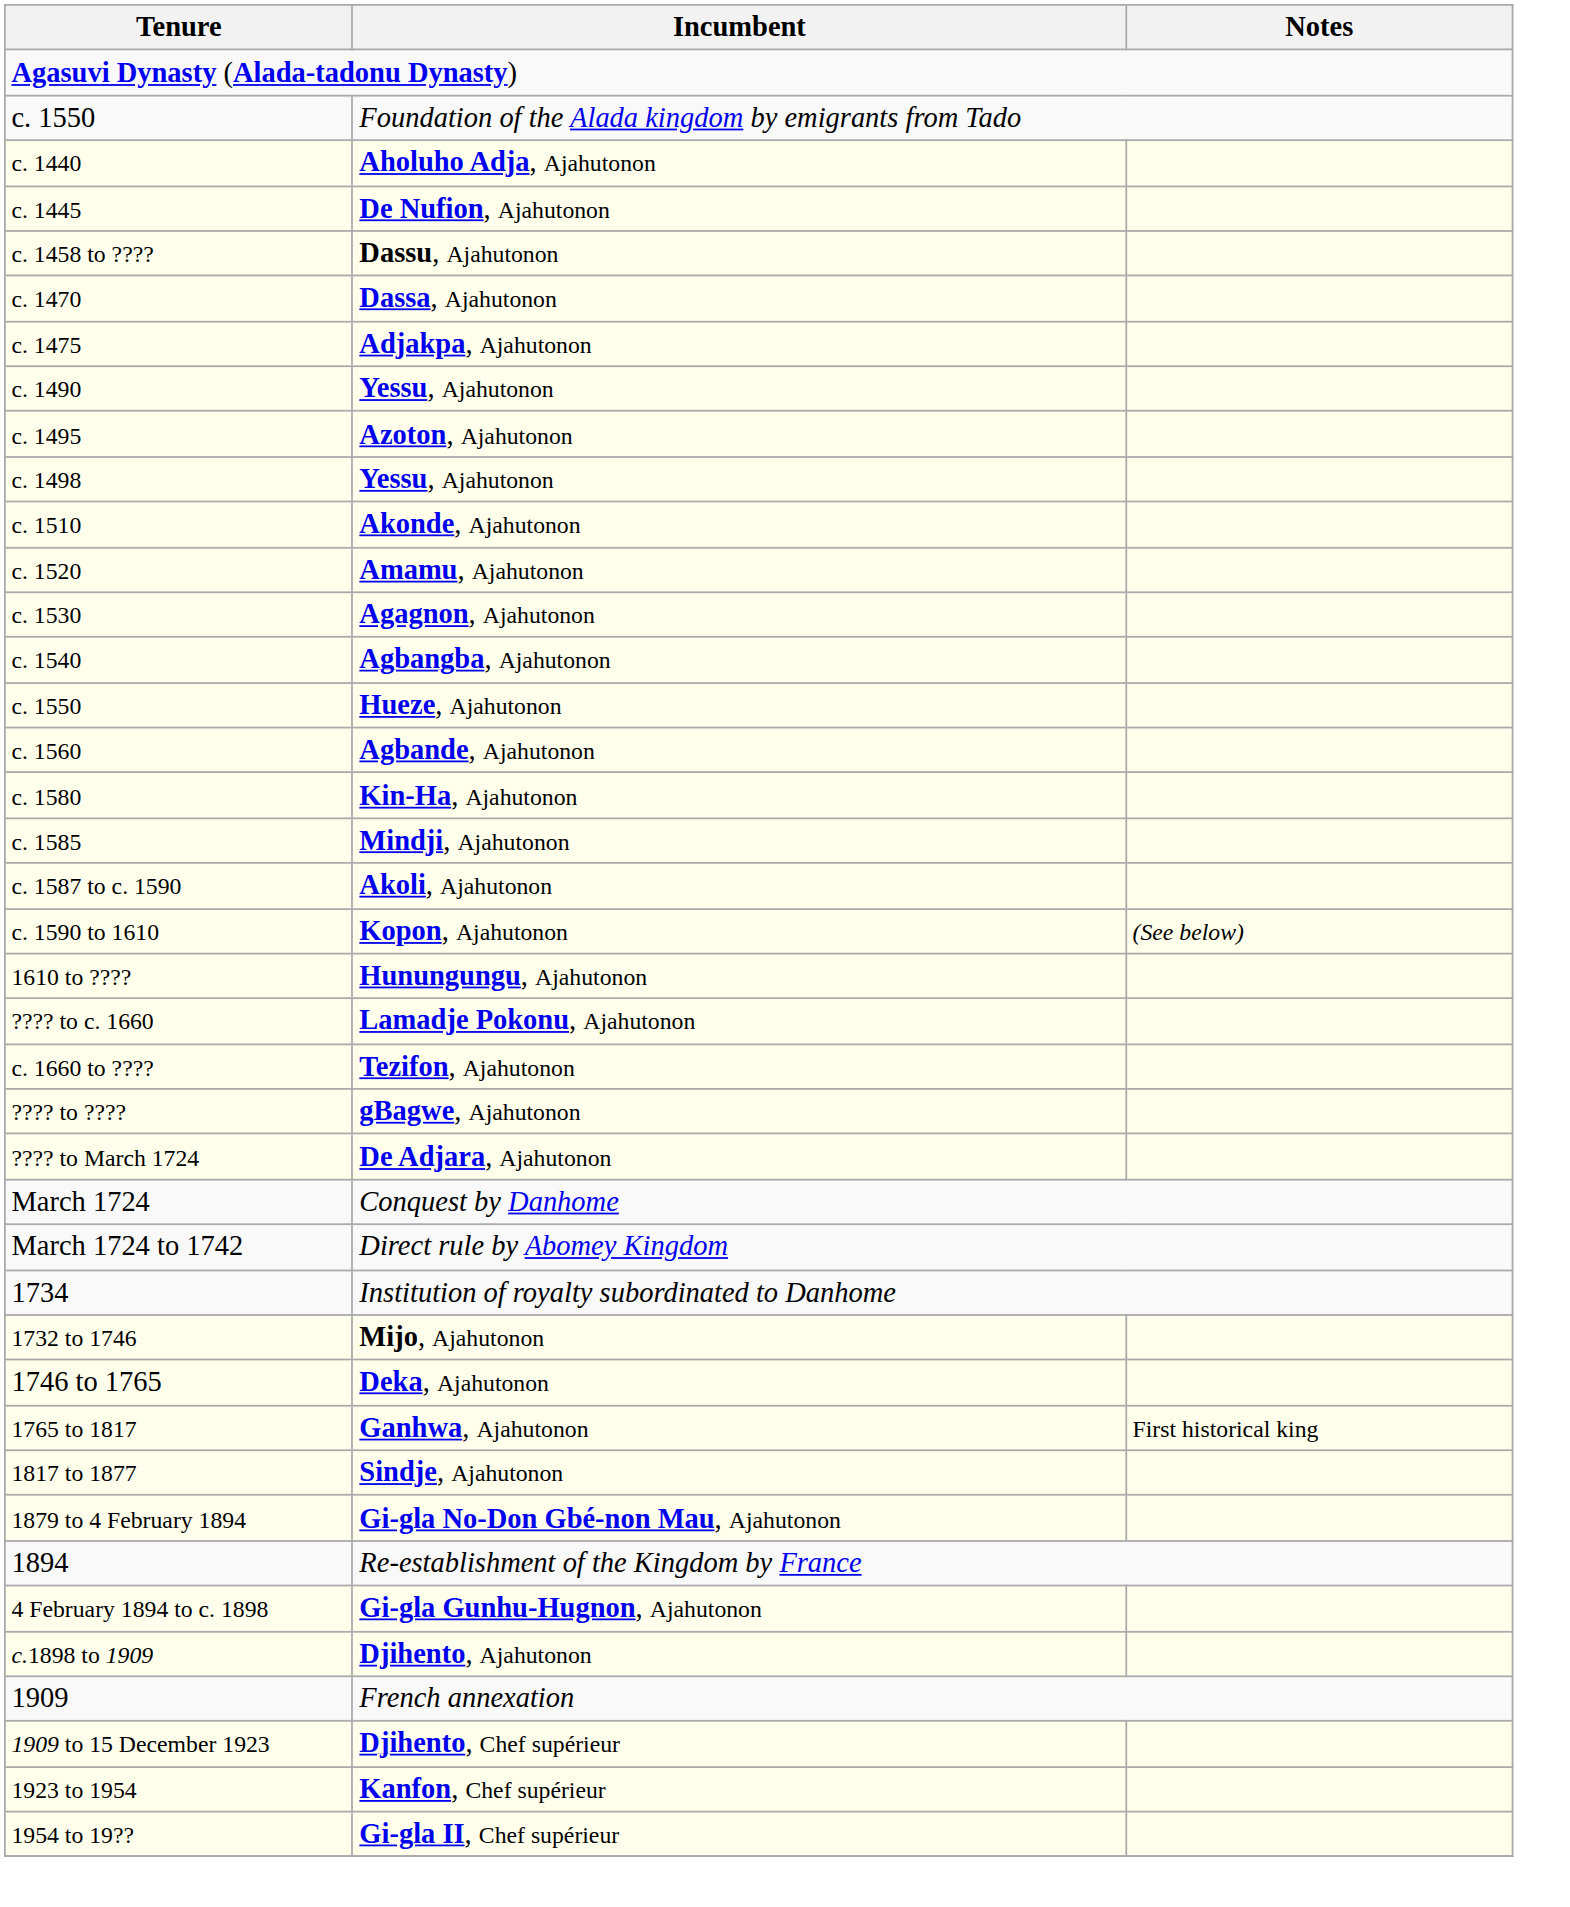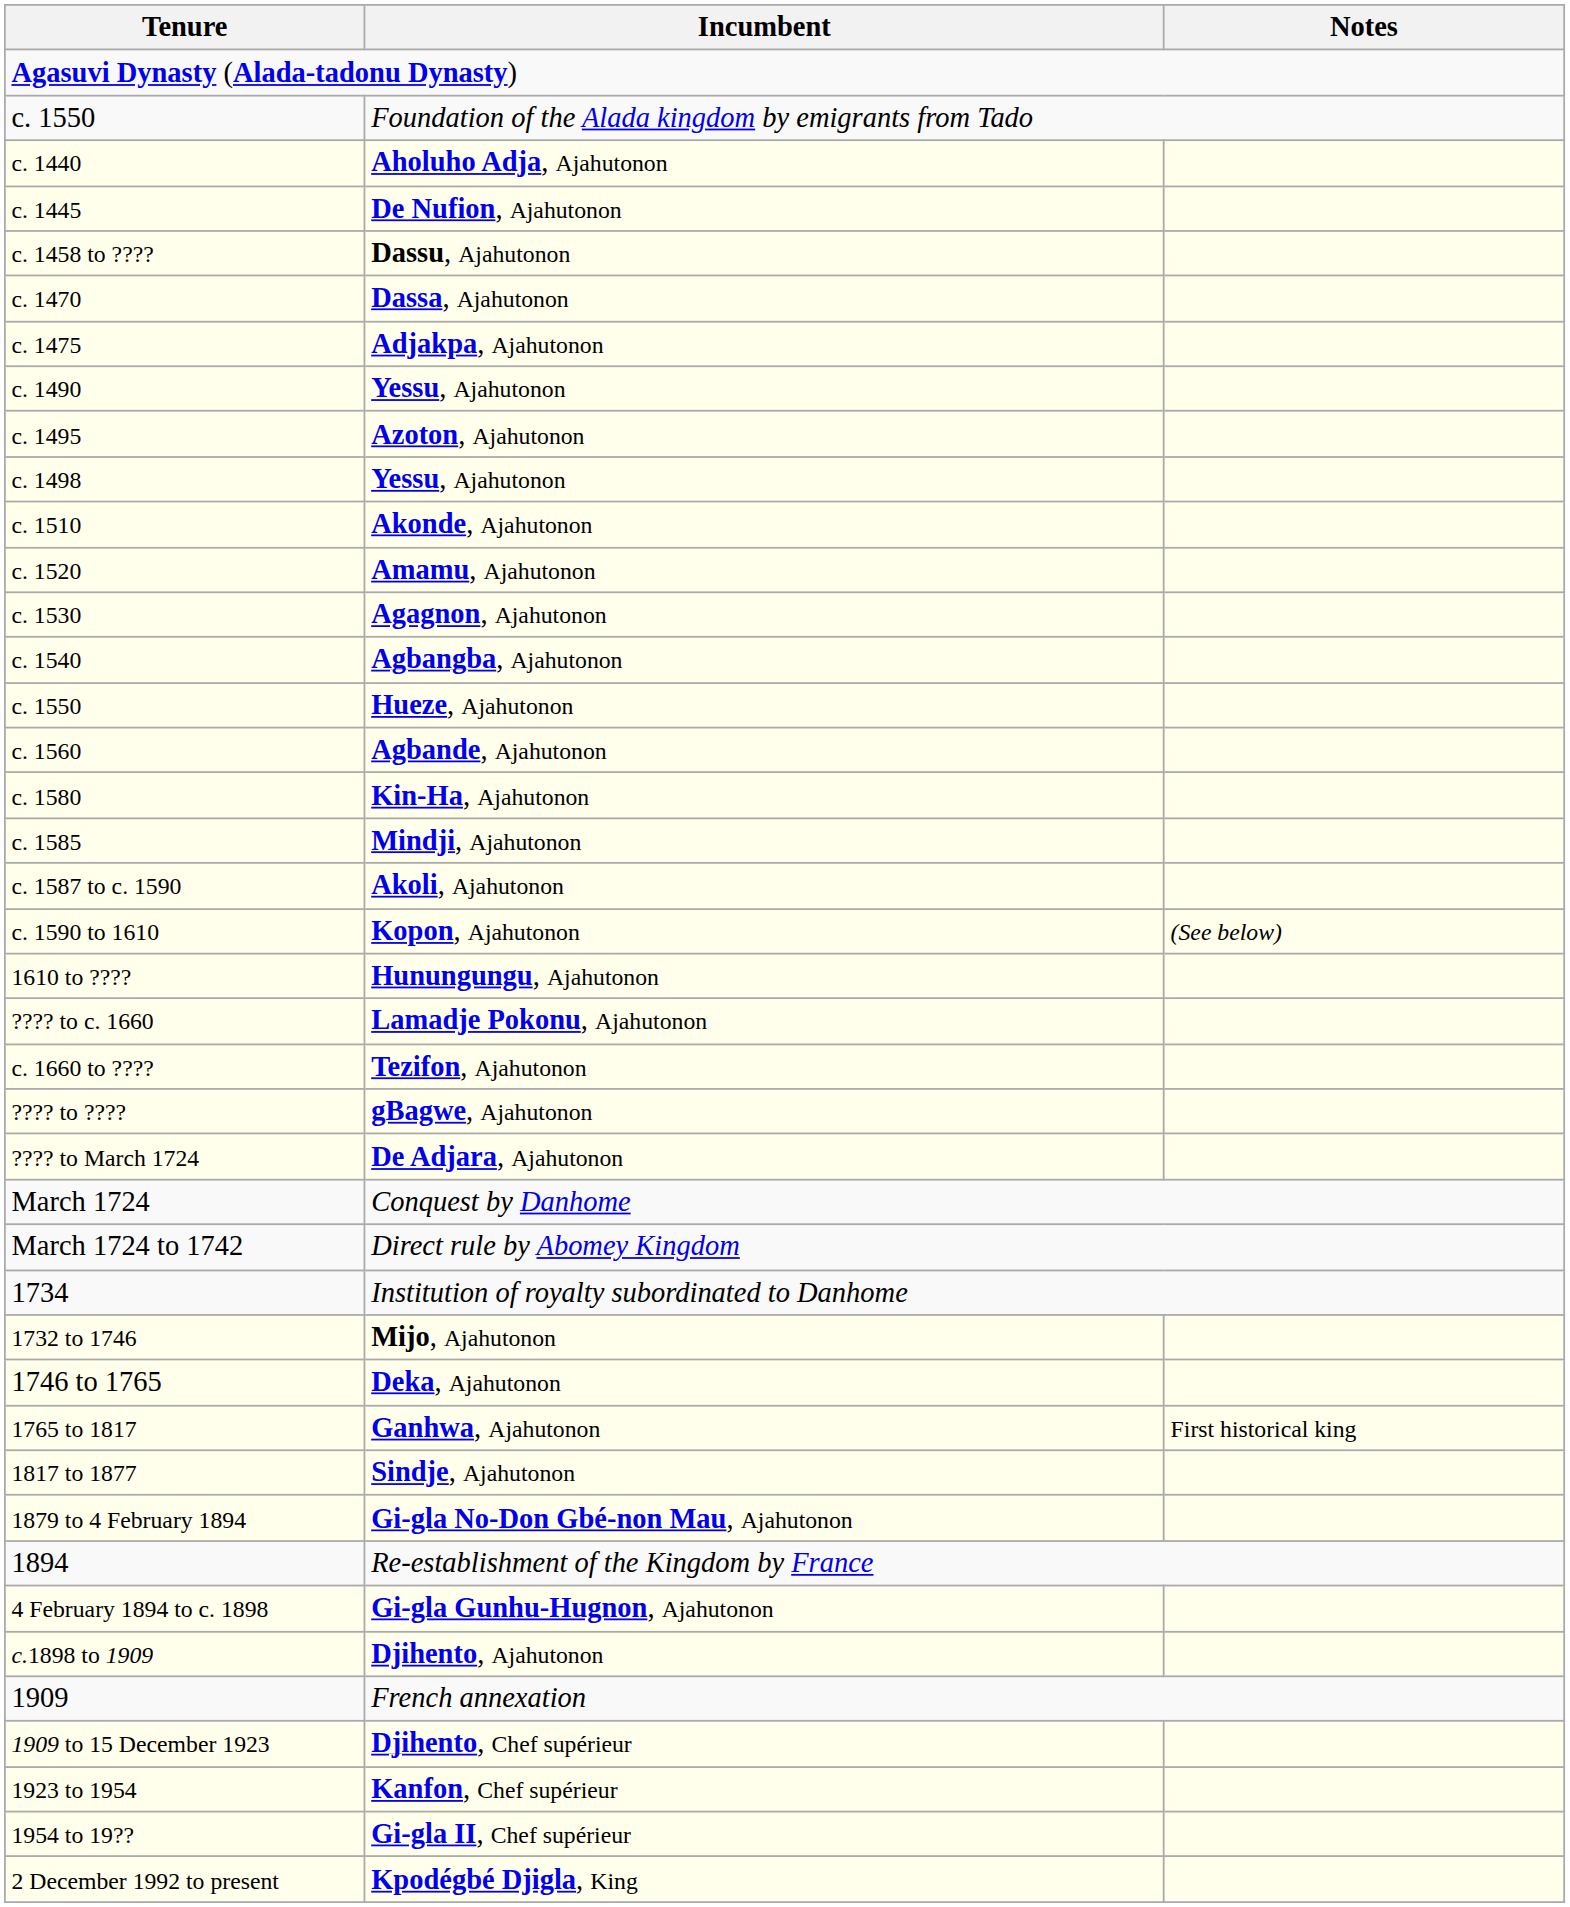+ row: (145, 1880)
